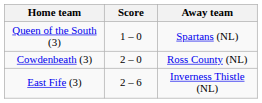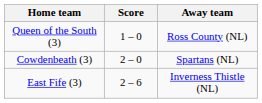(207, 36) Spartans (NL) -> (207, 36) Ross County (NL)
(207, 59) Ross County (NL) -> (207, 59) Spartans (NL)
